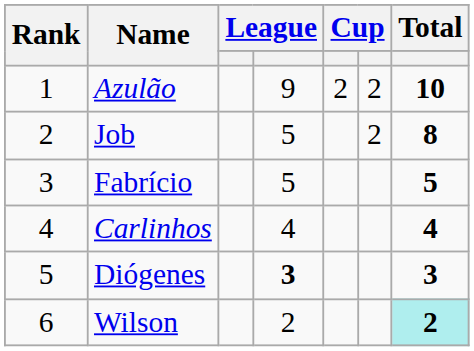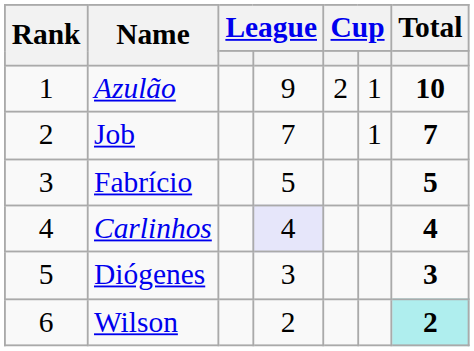(374, 88) 2 -> (374, 88) 1
(288, 134) 5 -> (288, 134) 7
(374, 134) 2 -> (374, 134) 1
(430, 134) 8 -> (430, 134) 7
(288, 228) no background -> (288, 228) lavender background
(288, 274) bold -> (288, 274) normal
